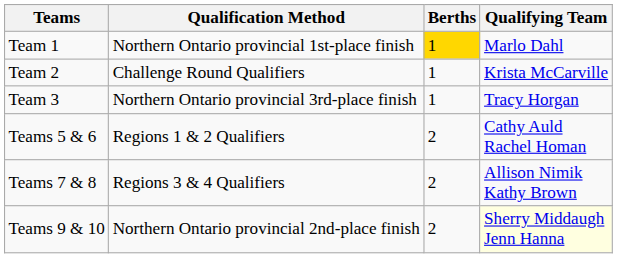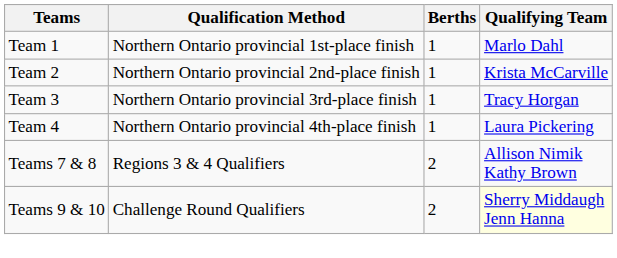(432, 45) gold background -> (432, 45) no background
(209, 72) Challenge Round Qualifiers -> (266, 72) Northern Ontario provincial 2nd-place finish
+ row: (34, 126)
- row: (52, 136)
(266, 229) Northern Ontario provincial 2nd-place finish -> (209, 209) Challenge Round Qualifiers
